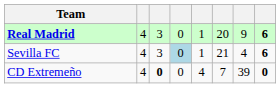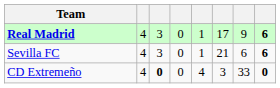(223, 33) 20 -> (223, 33) 17
(181, 53) lightblue background -> (181, 53) no background
(244, 53) 4 -> (244, 53) 6
(223, 72) 7 -> (223, 72) 3
(244, 72) 39 -> (244, 72) 33
